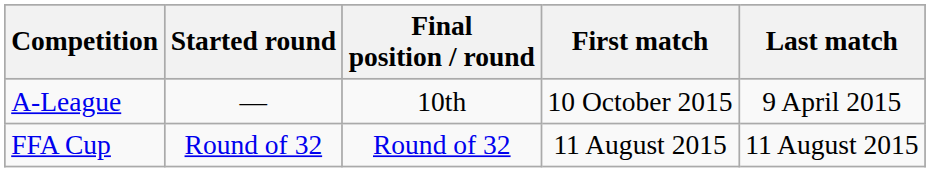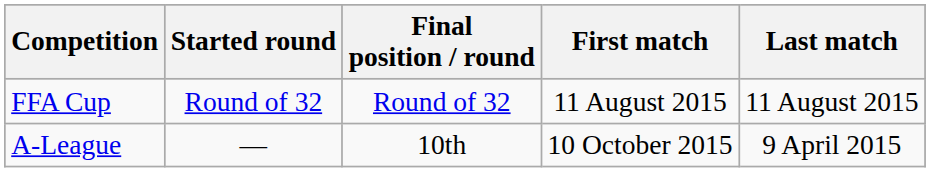rows swapped: (66, 100) <-> (61, 144)
